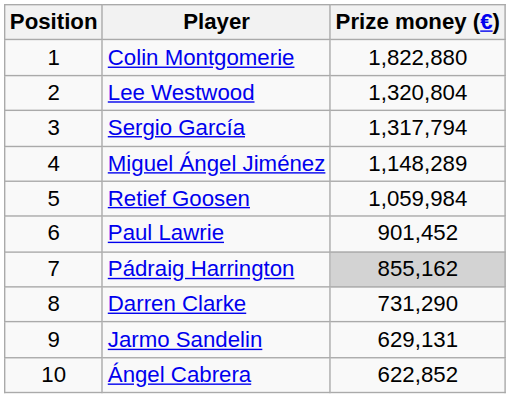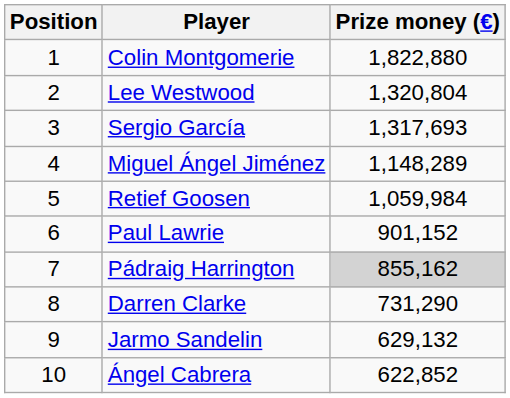(418, 127) 1,317,794 -> (418, 127) 1,317,693
(418, 233) 901,452 -> (418, 233) 901,152
(418, 339) 629,131 -> (418, 339) 629,132
